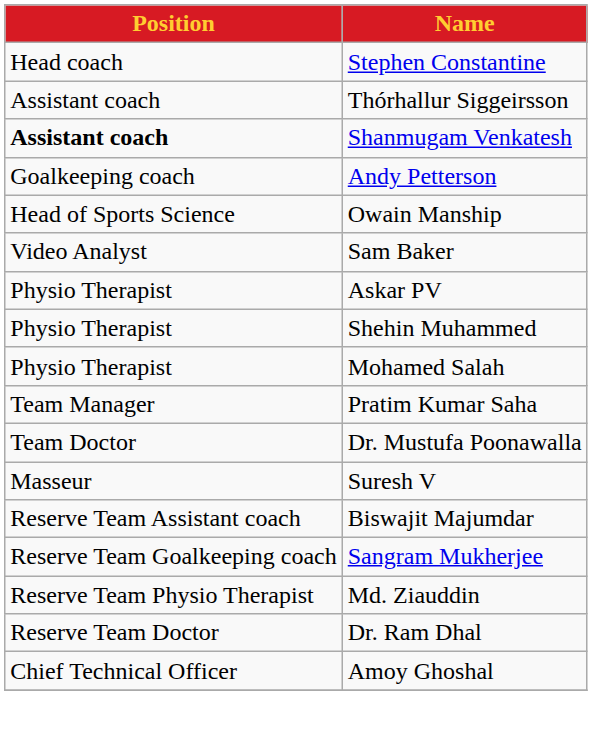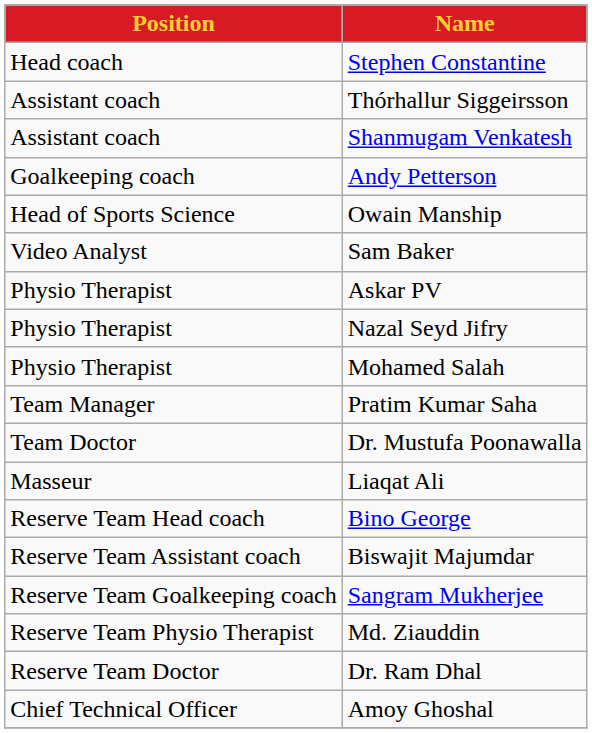(89, 137) bold -> (85, 137) normal
- row: (442, 328)
+ row: (428, 328)
+ row: (396, 480)
- row: (392, 480)
+ row: (409, 518)
